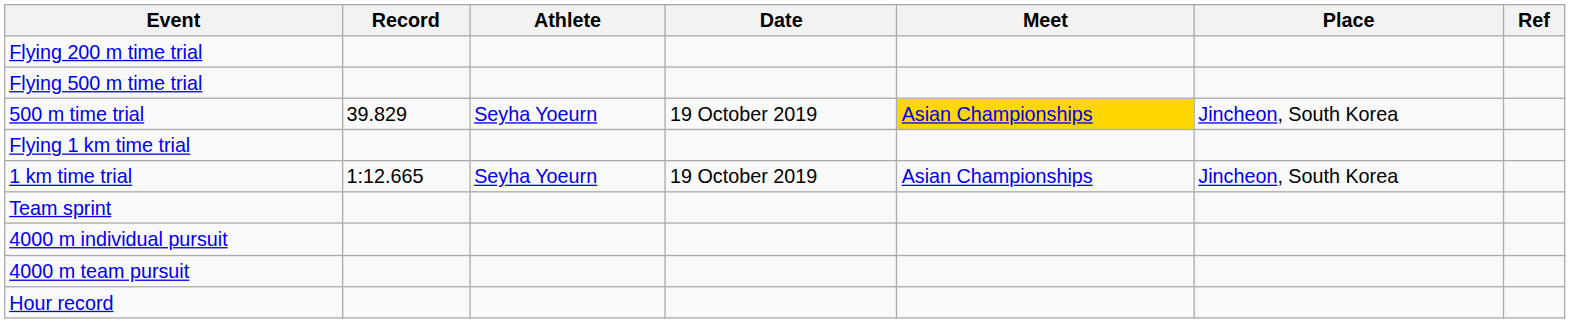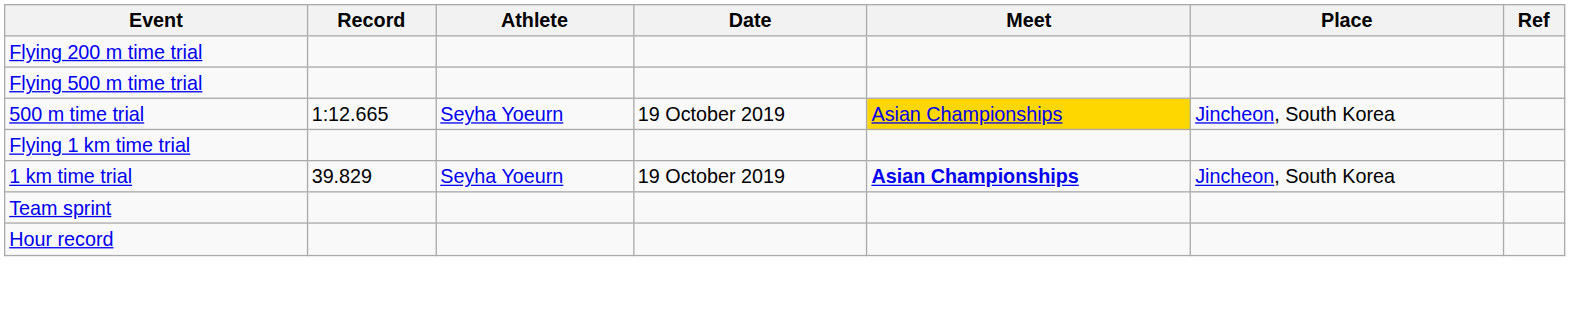(377, 114) 39.829 -> (350, 114) 1:12.665
(385, 177) 1:12.665 -> (342, 177) 39.829
(997, 177) normal -> (975, 177) bold
- row: (118, 239)
- row: (99, 271)
